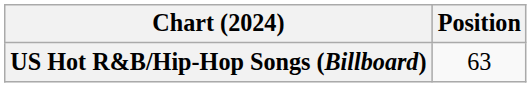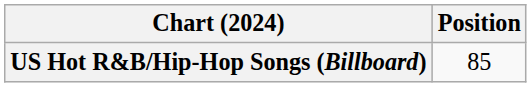(479, 61) 63 -> (479, 61) 85
